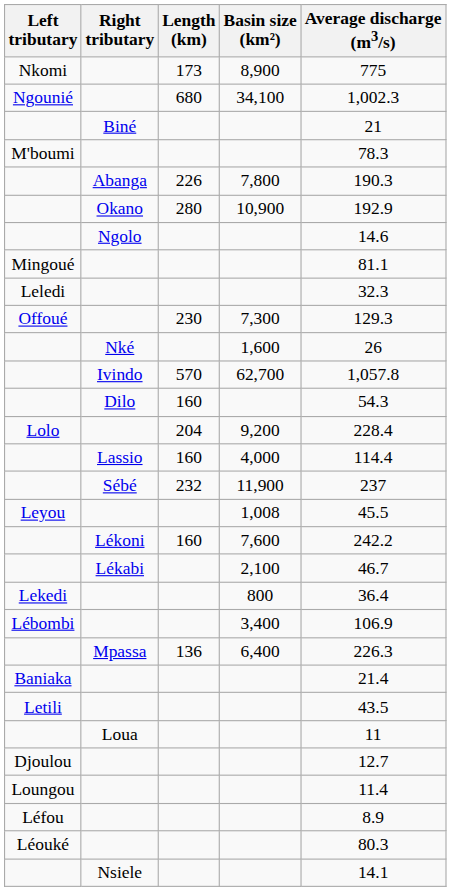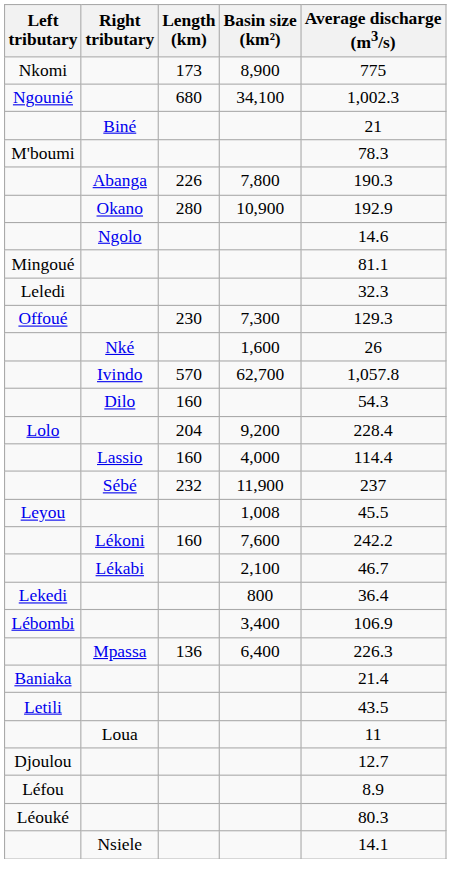- row: (43, 789)
